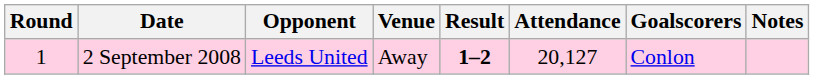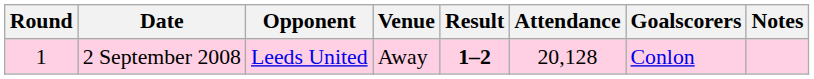(567, 56) 20,127 -> (567, 56) 20,128
